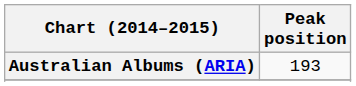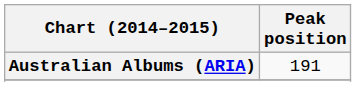(305, 66) 193 -> (305, 66) 191
